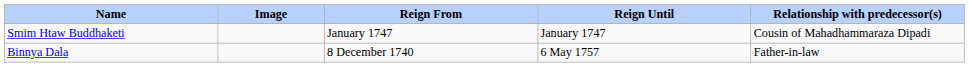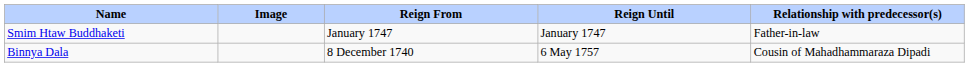(842, 33) Cousin of Mahadhammaraza Dipadi -> (787, 33) Father-in-law
(787, 52) Father-in-law -> (842, 52) Cousin of Mahadhammaraza Dipadi
